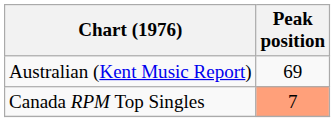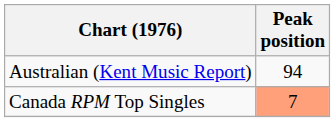(293, 71) 69 -> (293, 71) 94
